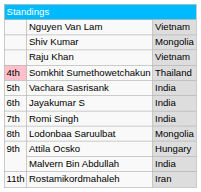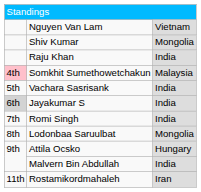(173, 57) Vietnam -> (165, 57) India
(173, 73) Thailand -> (174, 73) Malaysia
(13, 103) no background -> (13, 103) lightgrey background
